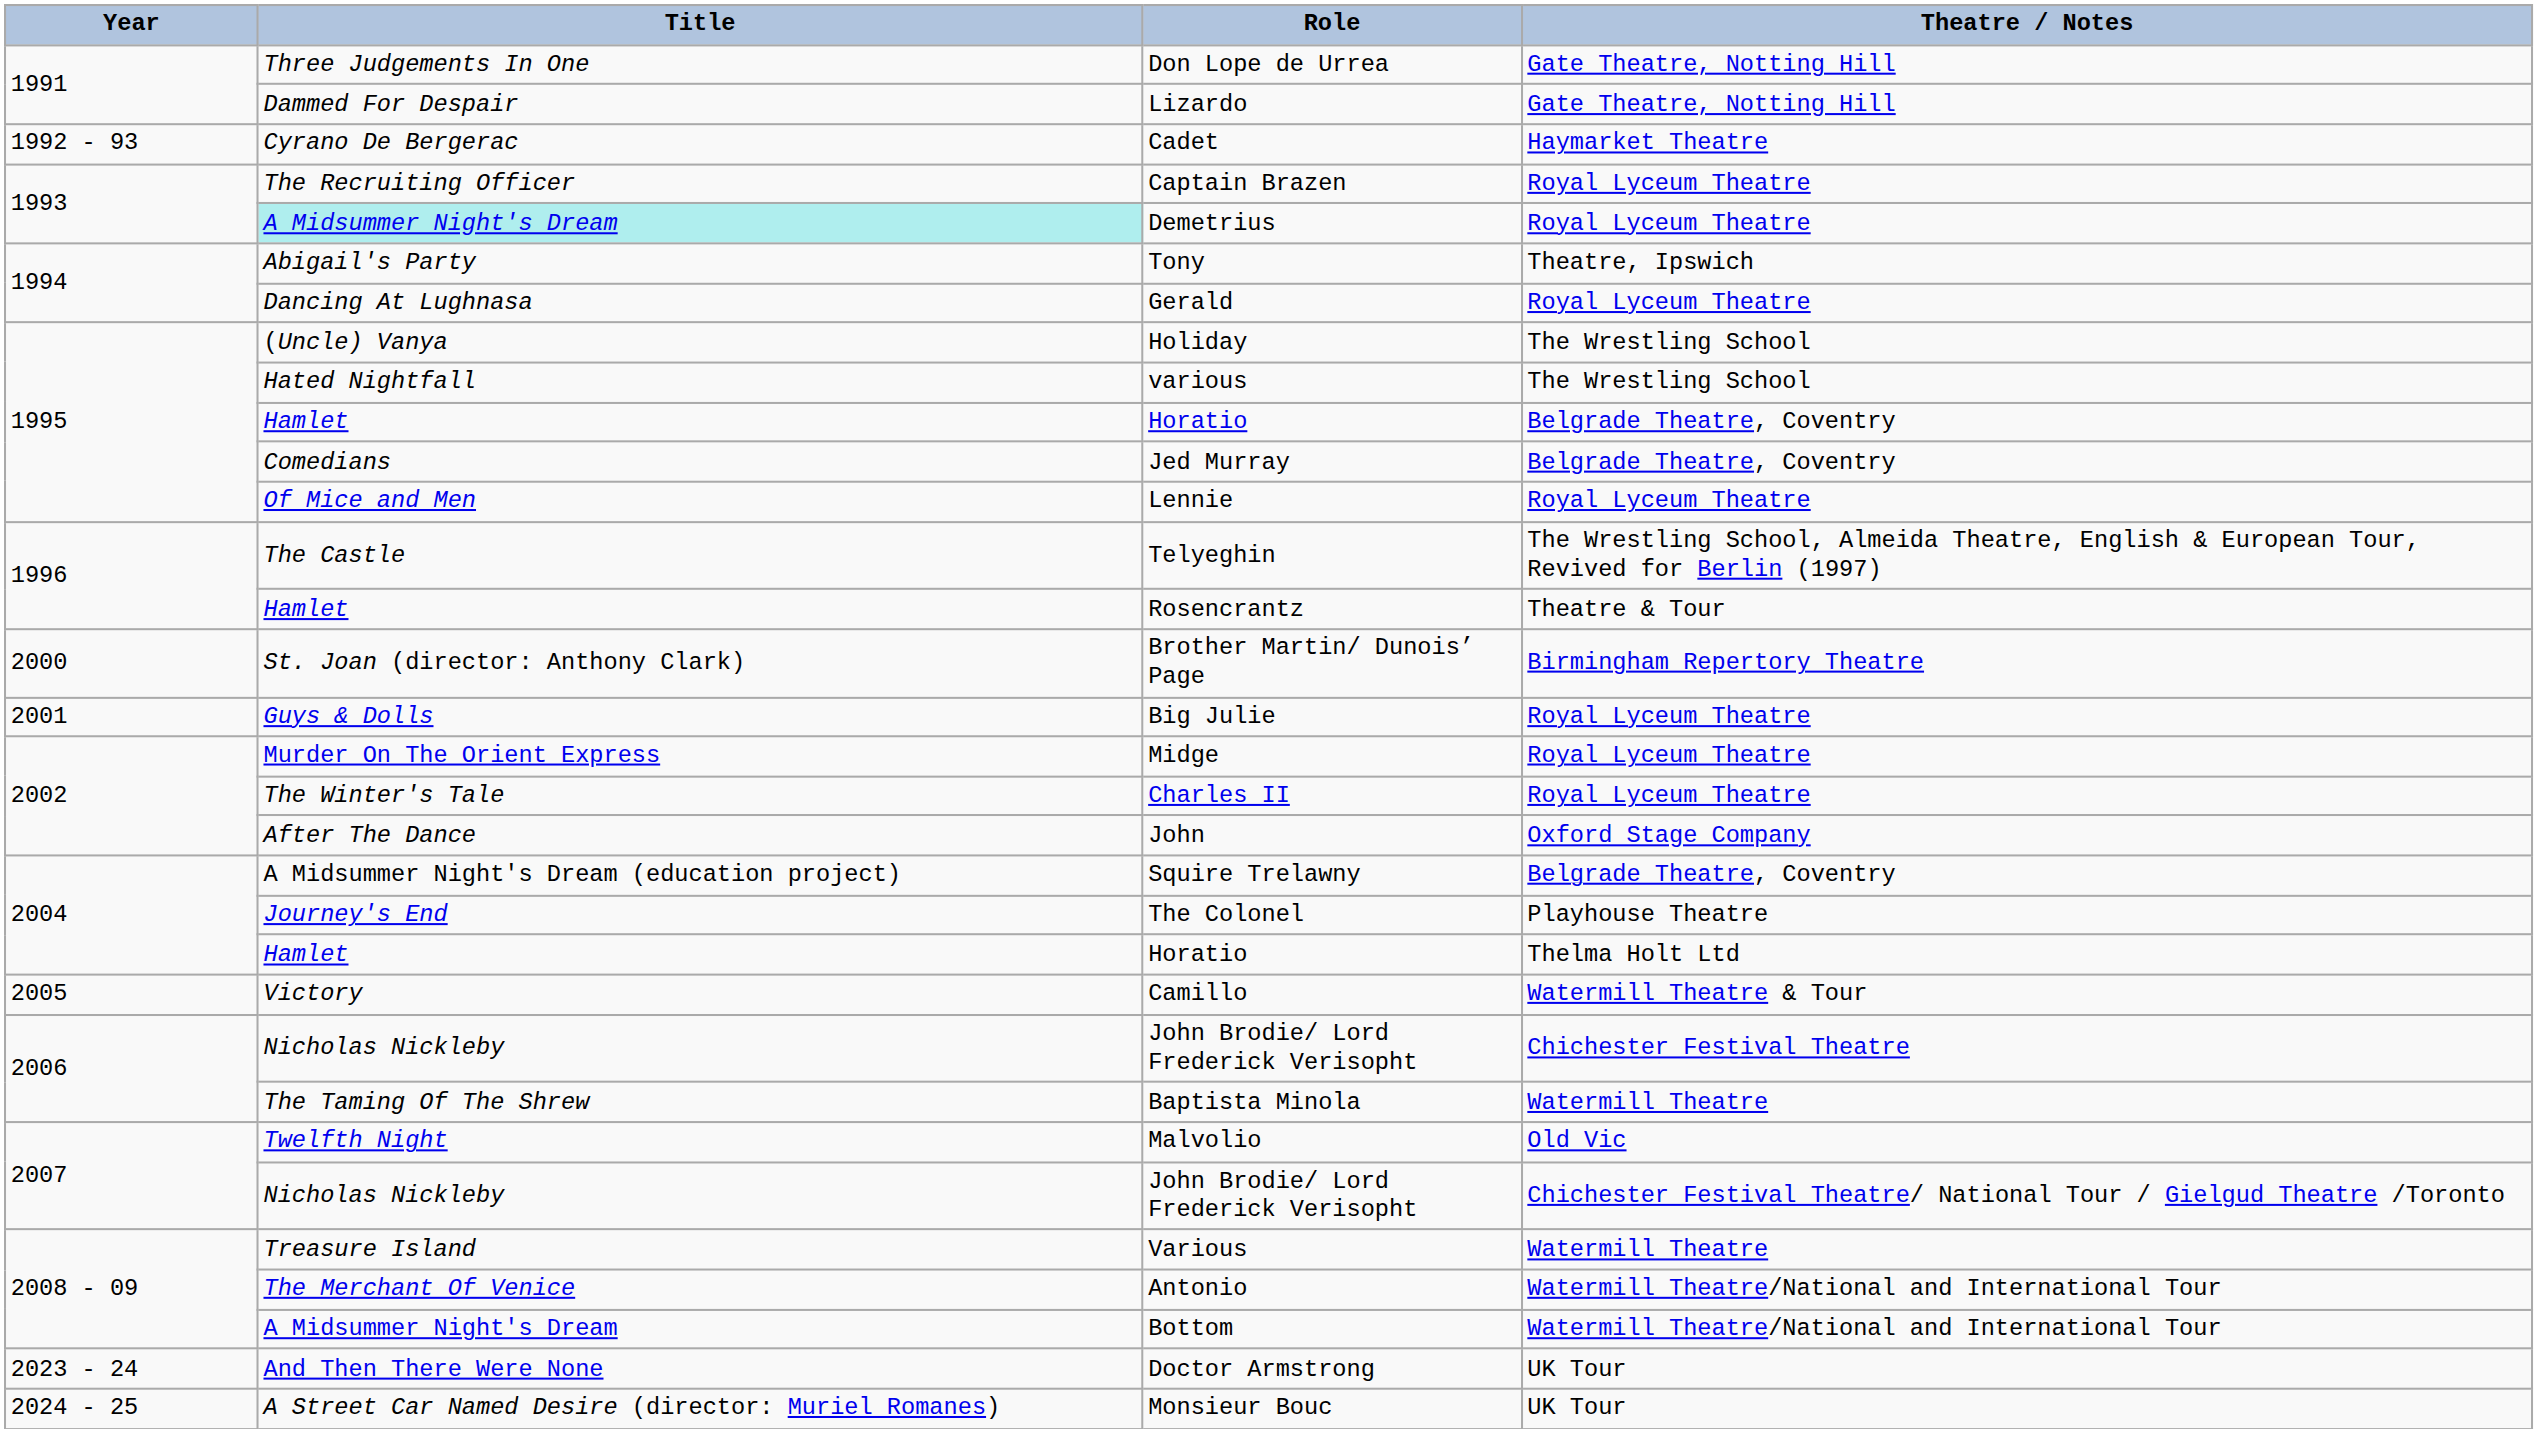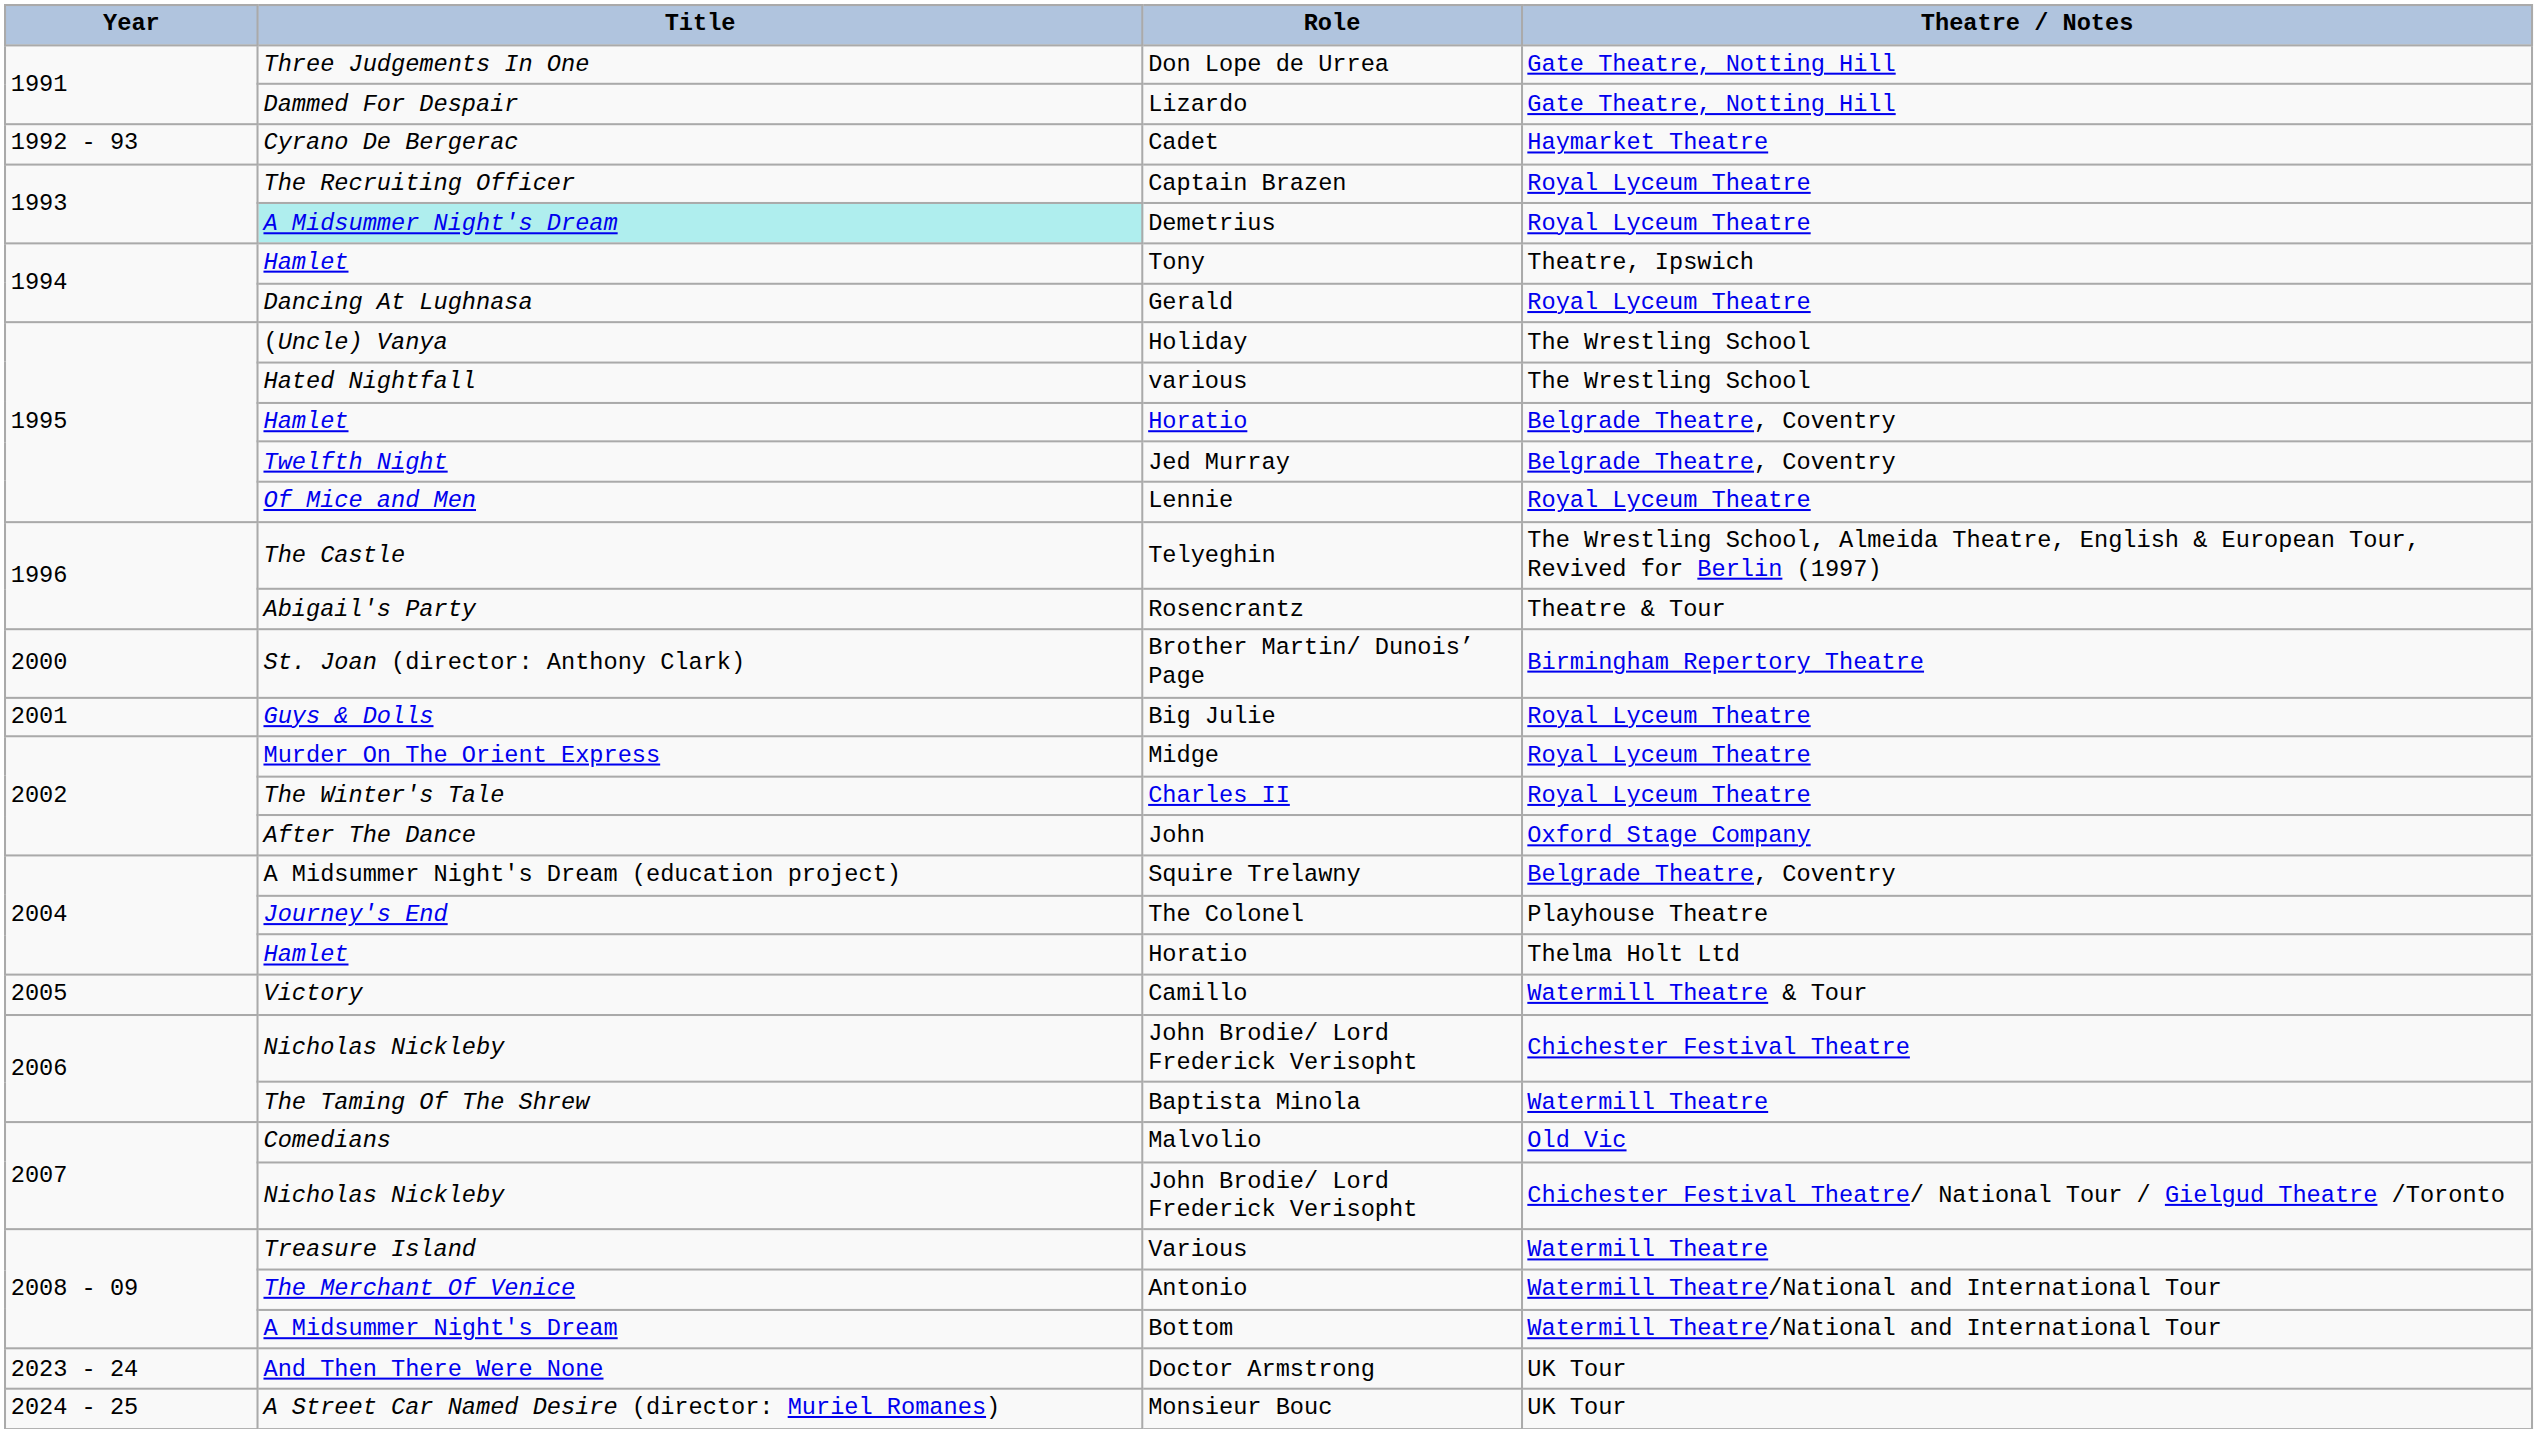(370, 263) Abigail's Party -> (306, 263) Hamlet
(327, 461) Comedians -> (356, 461) Twelfth Night
(306, 609) Hamlet -> (370, 609) Abigail's Party
(356, 1142) Twelfth Night -> (327, 1142) Comedians
